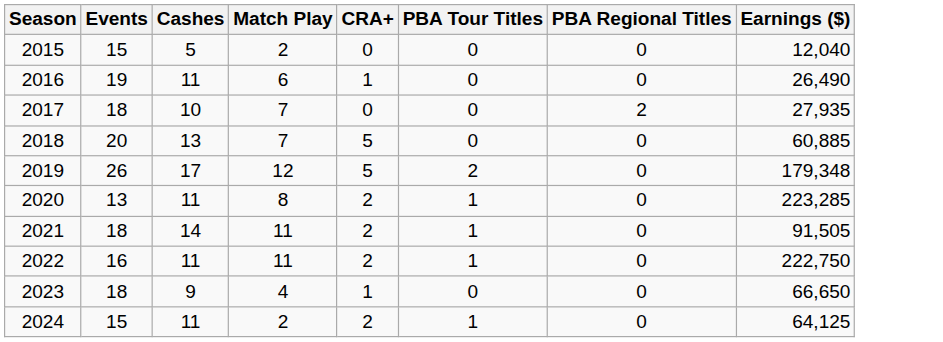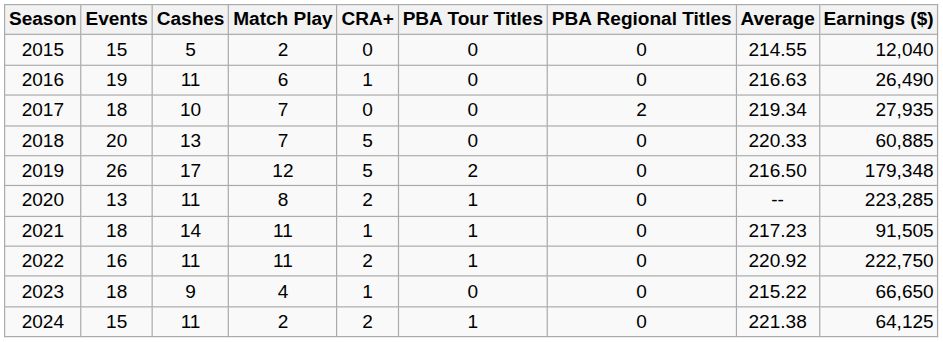+ column: (778, 19)
(368, 230) 2 -> (368, 230) 1
